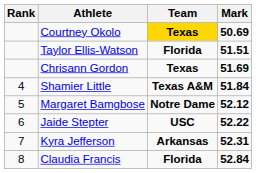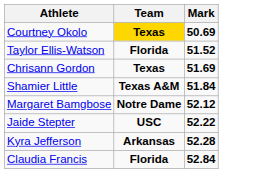- column: (21, 13)
(235, 50) 51.51 -> (201, 50) 51.52
(235, 141) 52.31 -> (201, 141) 52.28
